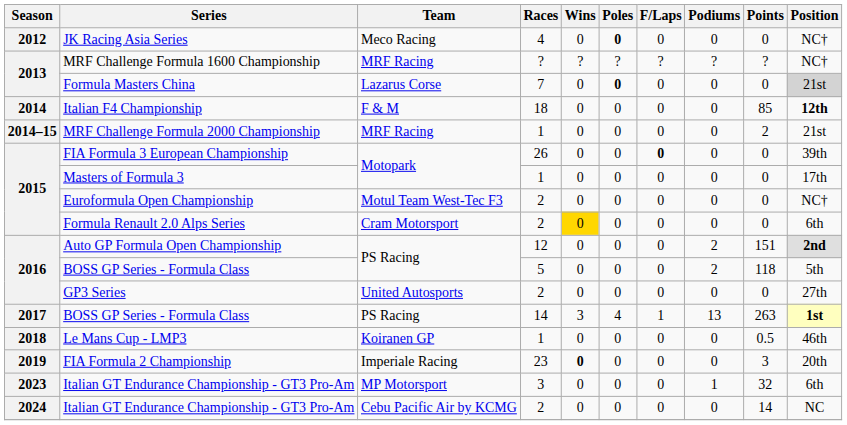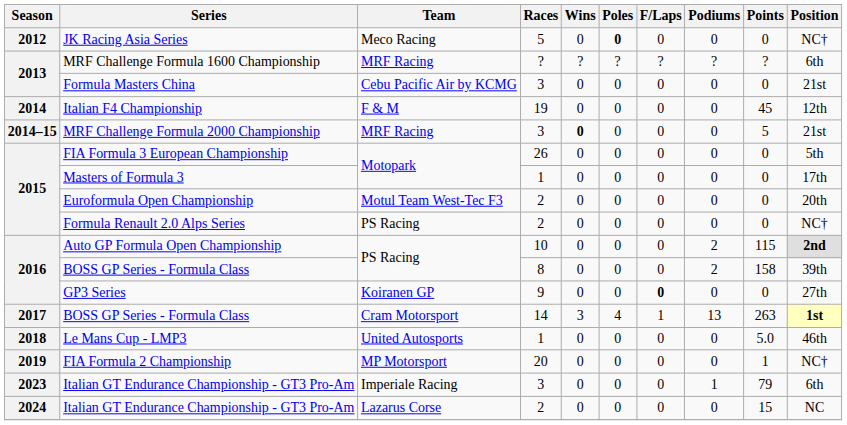(541, 39) 4 -> (541, 39) 5
(815, 62) NC† -> (815, 62) 6th
(401, 85) Lazarus Corse -> (439, 85) Cebu Pacific Air by KCMG
(541, 85) 7 -> (541, 85) 3
(618, 85) bold -> (618, 85) normal
(815, 85) lightgrey background -> (815, 85) no background
(541, 108) 18 -> (541, 108) 19
(765, 108) 85 -> (765, 108) 45
(815, 108) bold -> (815, 108) normal
(541, 131) 1 -> (541, 131) 3
(580, 131) normal -> (580, 131) bold
(765, 131) 2 -> (765, 131) 5
(661, 154) bold -> (661, 154) normal
(815, 154) 39th -> (815, 154) 5th
(815, 200) NC† -> (815, 200) 20th
(410, 223) Cram Motorsport -> (390, 223) PS Racing
(580, 223) gold background -> (580, 223) no background
(815, 223) 6th -> (815, 223) NC†
(541, 246) 12 -> (541, 246) 10
(765, 246) 151 -> (765, 246) 115
(541, 269) 5 -> (541, 269) 8
(765, 269) 118 -> (765, 269) 158
(815, 269) 5th -> (815, 269) 39th
(412, 292) United Autosports -> (398, 292) Koiranen GP
(541, 292) 2 -> (541, 292) 9
(661, 292) normal -> (661, 292) bold
(390, 315) PS Racing -> (410, 315) Cram Motorsport
(398, 338) Koiranen GP -> (412, 338) United Autosports
(765, 338) 0.5 -> (765, 338) 5.0
(409, 361) Imperiale Racing -> (404, 361) MP Motorsport
(541, 361) 23 -> (541, 361) 20
(580, 361) bold -> (580, 361) normal
(765, 361) 3 -> (765, 361) 1
(815, 361) 20th -> (815, 361) NC†
(404, 385) MP Motorsport -> (409, 385) Imperiale Racing
(765, 385) 32 -> (765, 385) 79
(439, 408) Cebu Pacific Air by KCMG -> (401, 408) Lazarus Corse
(765, 408) 14 -> (765, 408) 15
